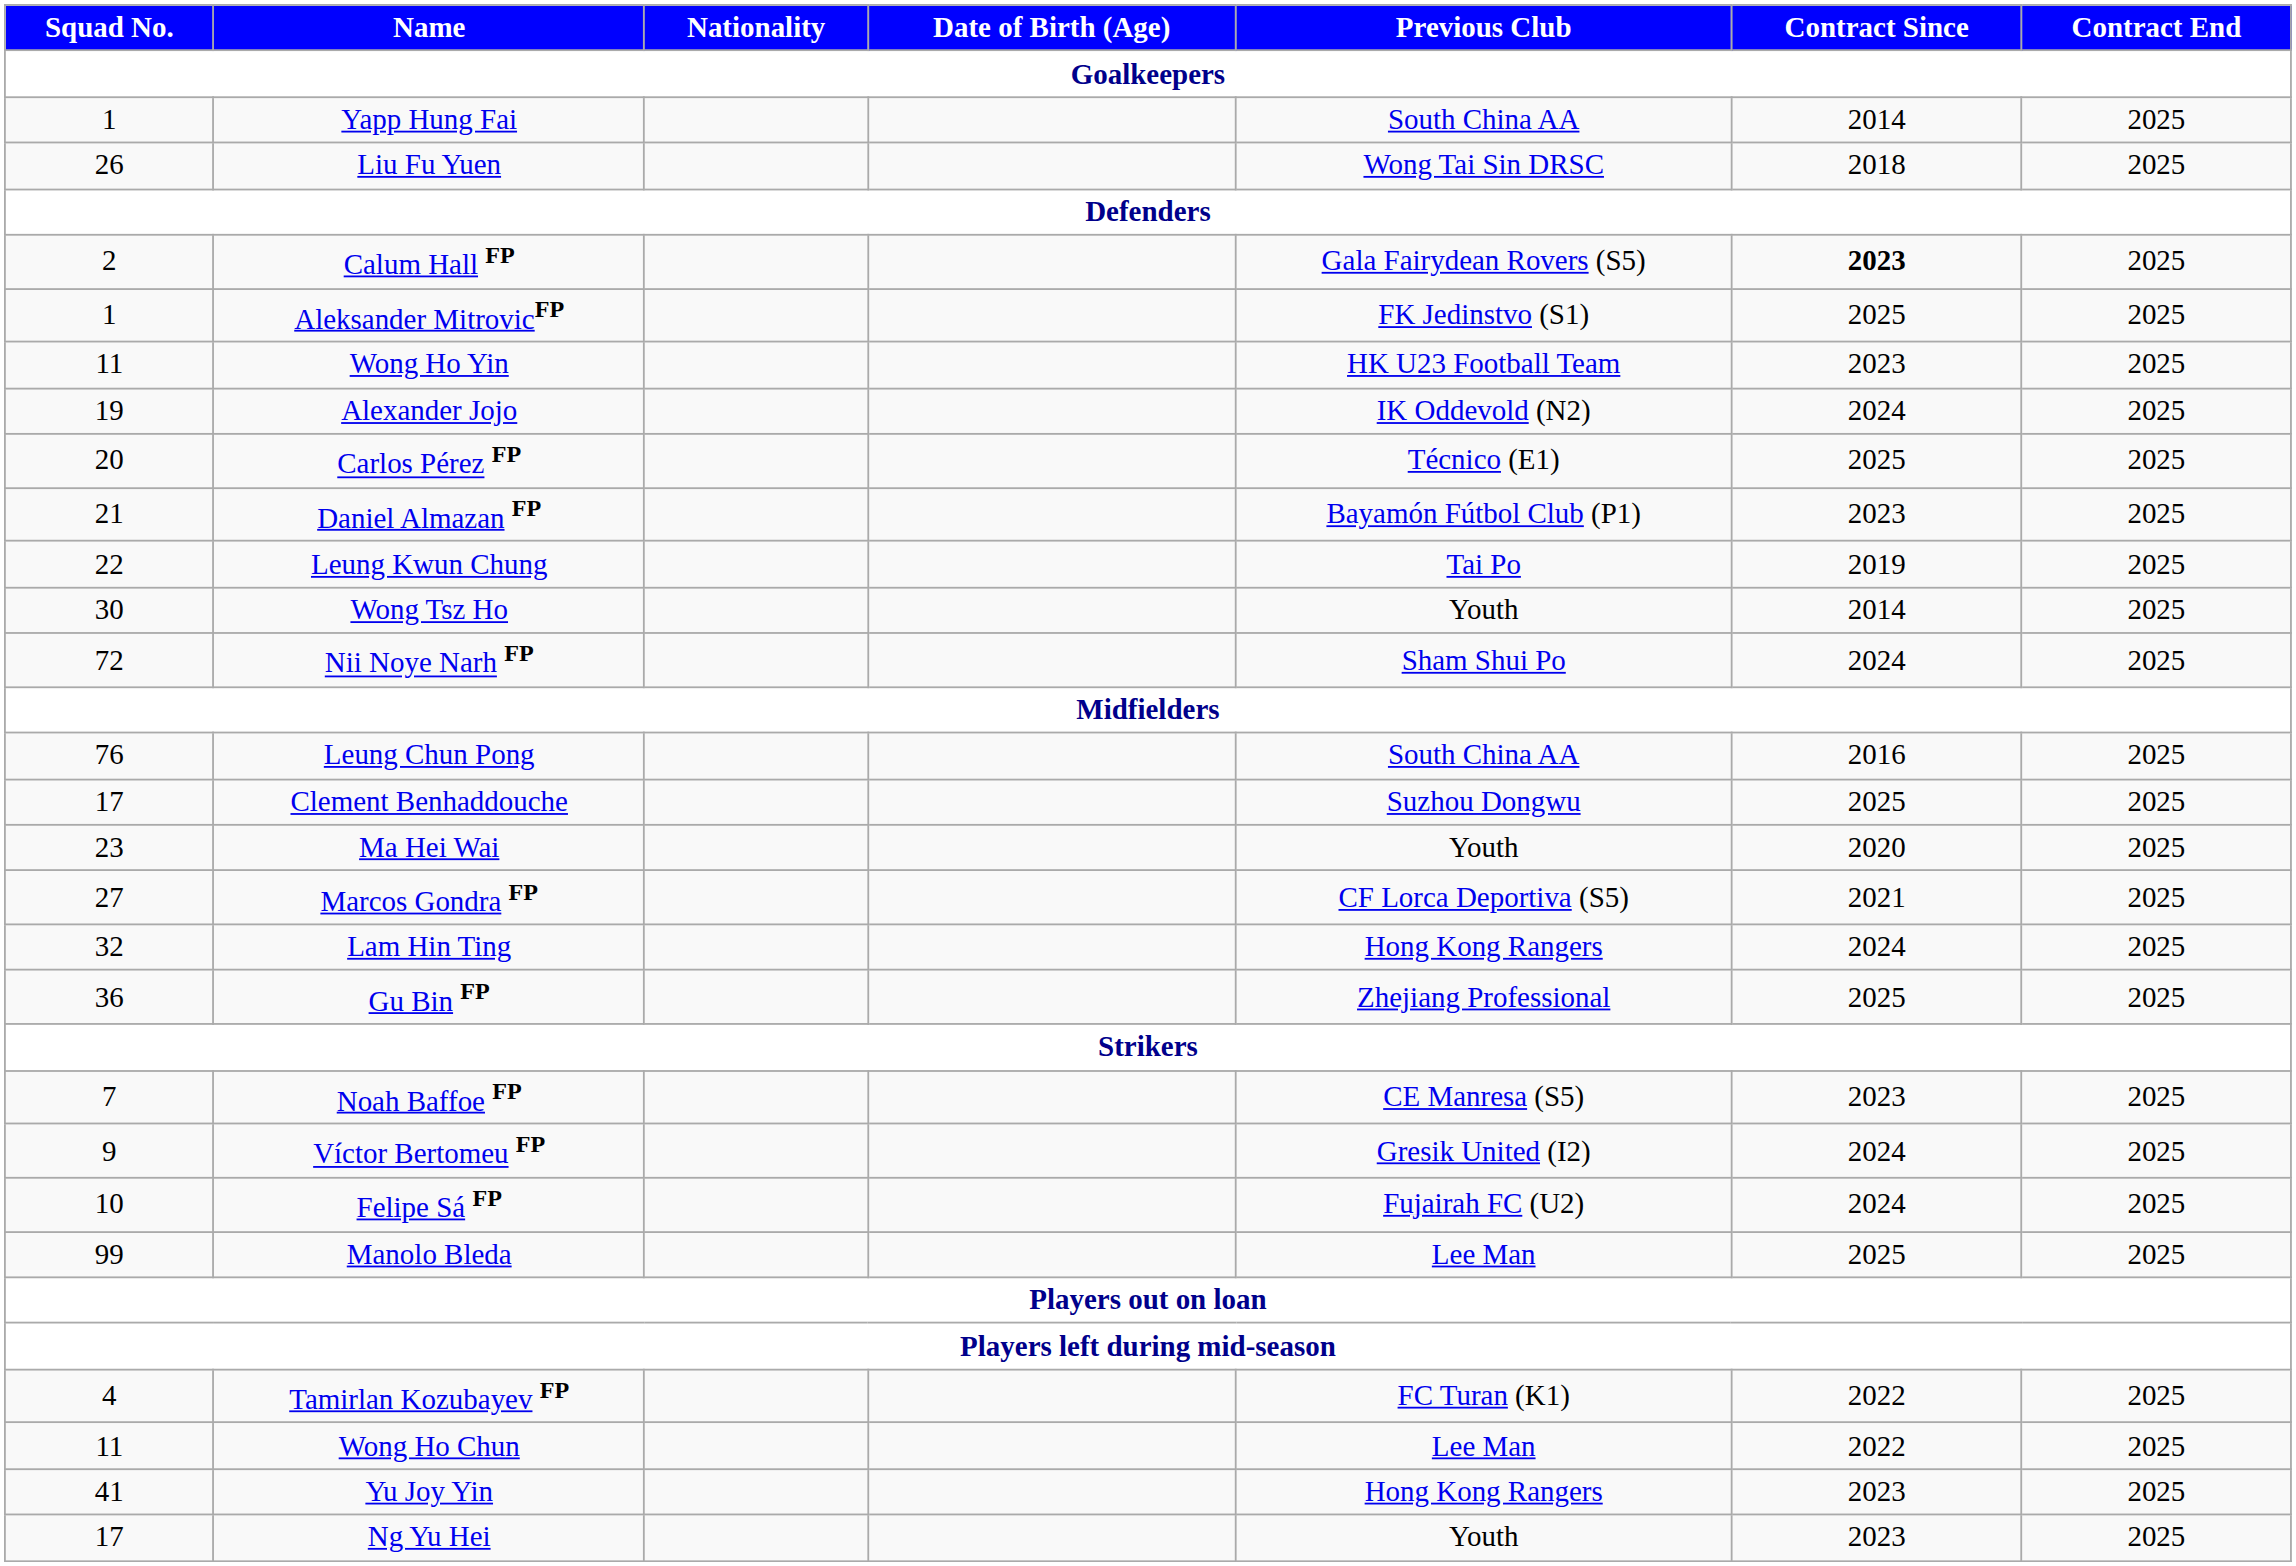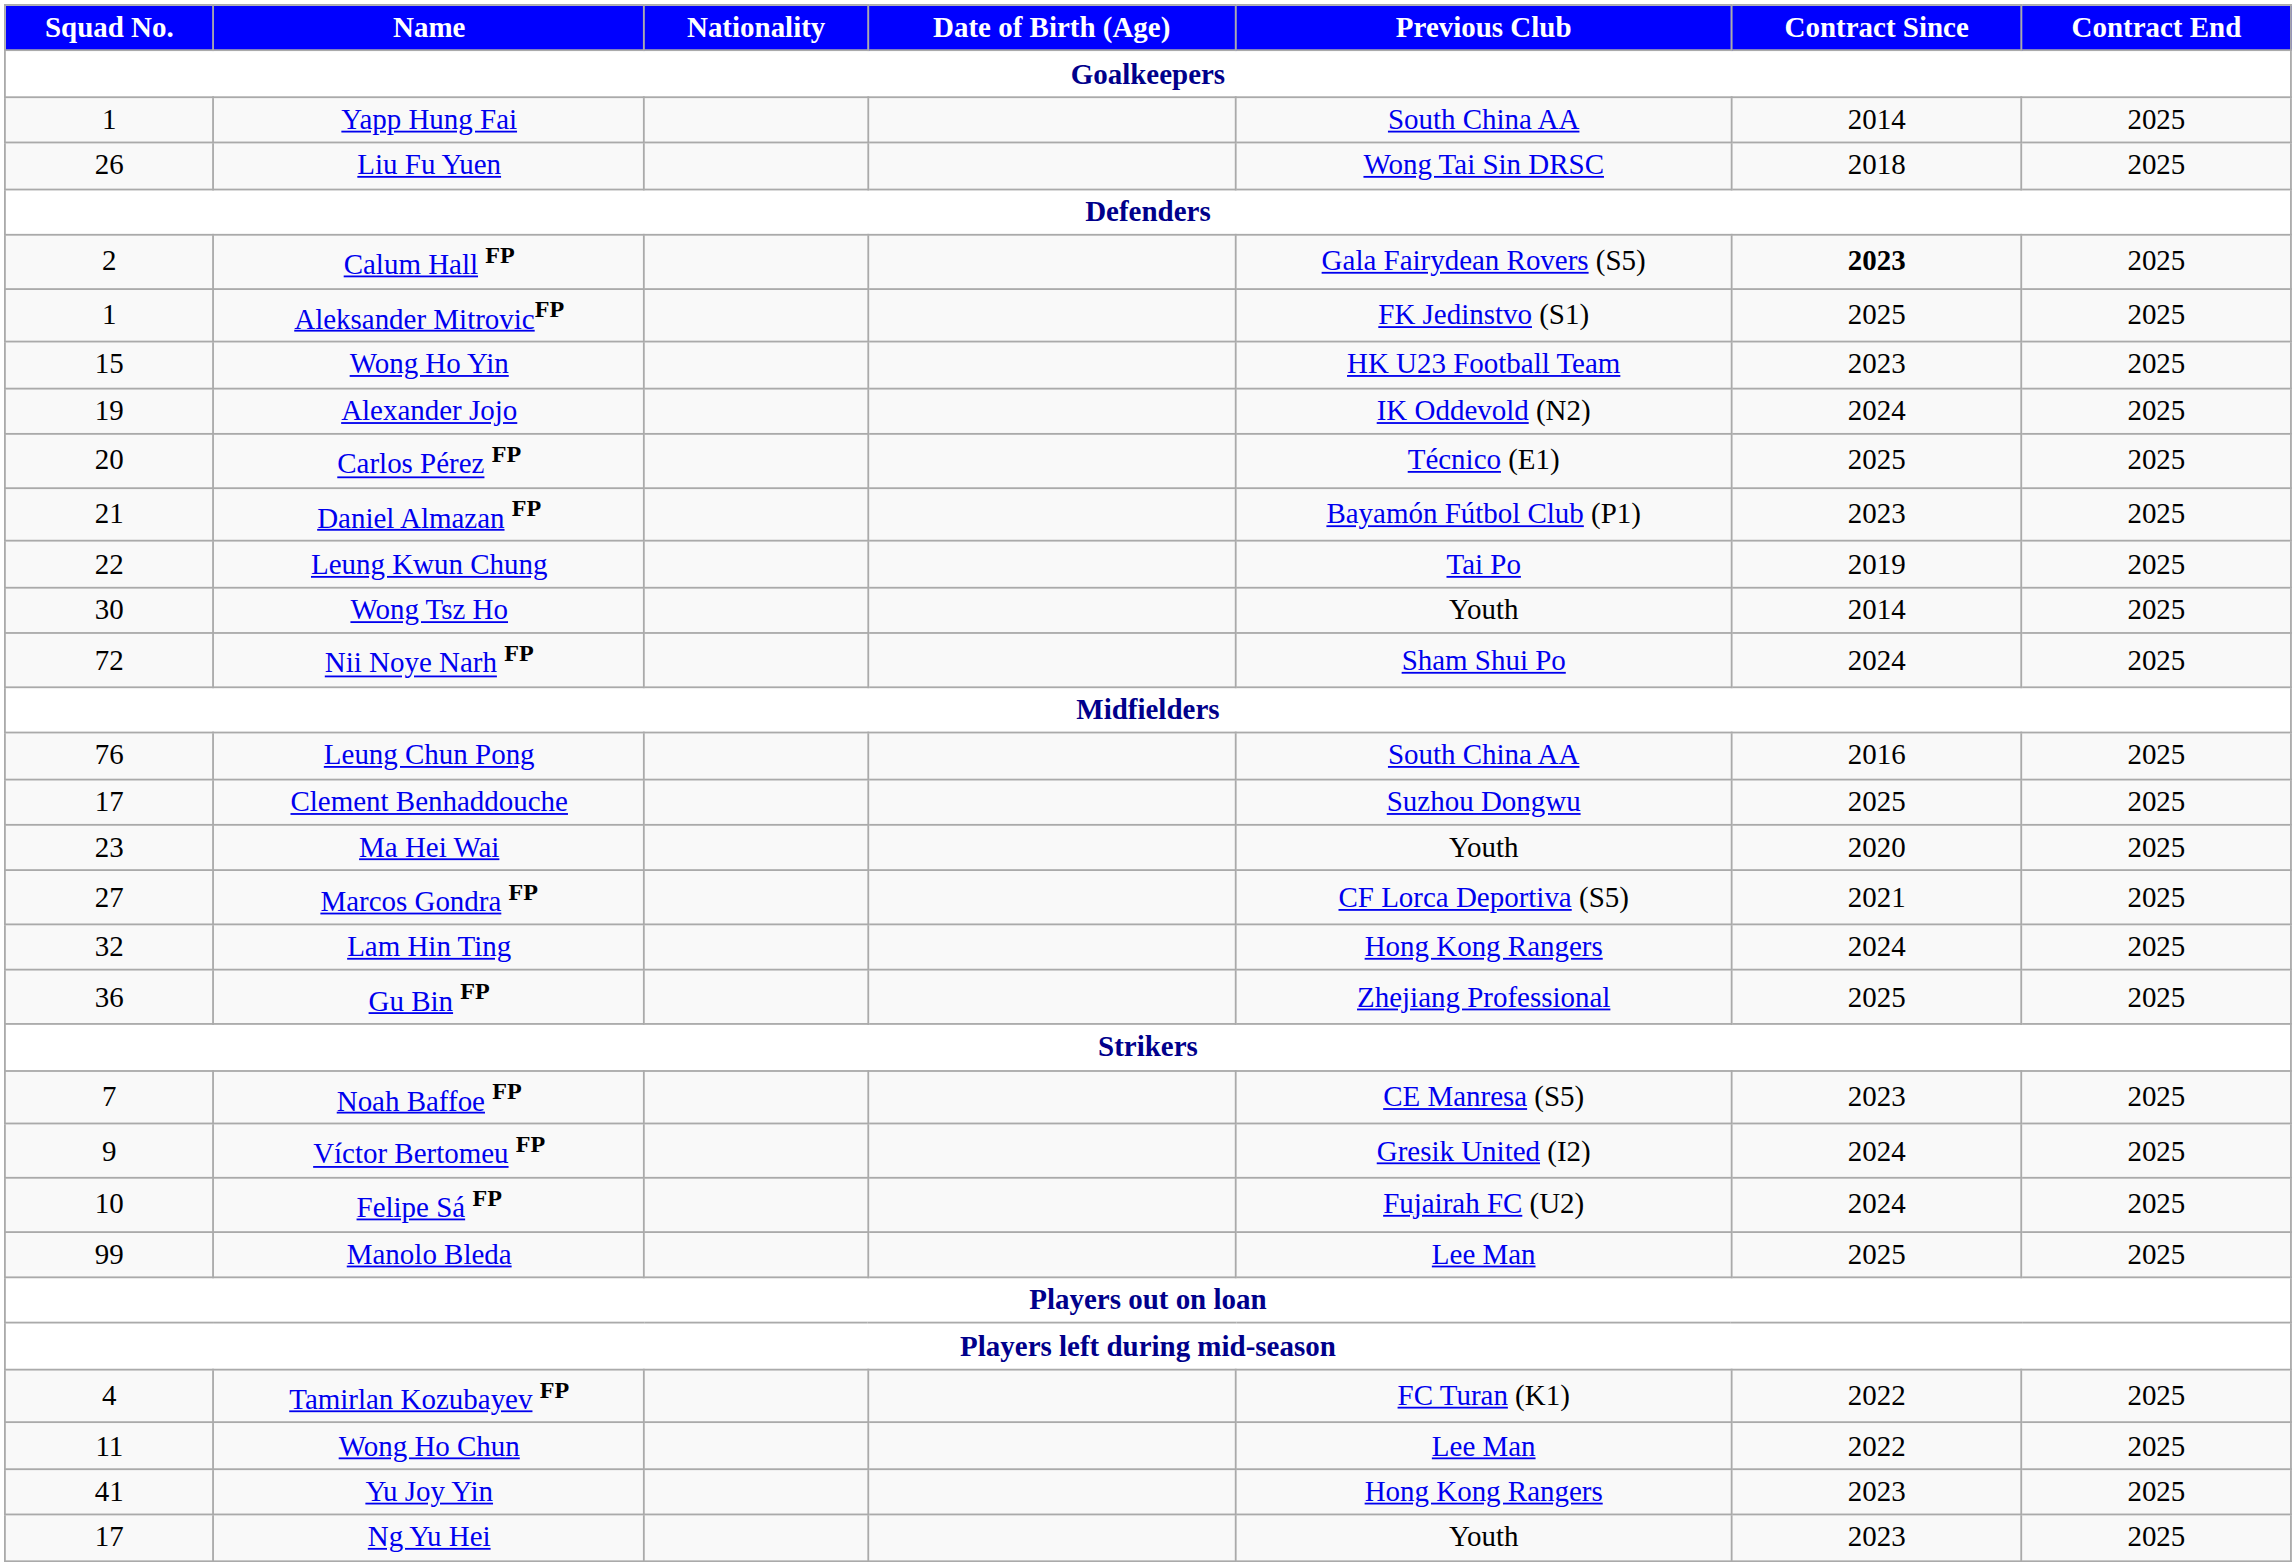(109, 364) 11 -> (109, 364) 15
